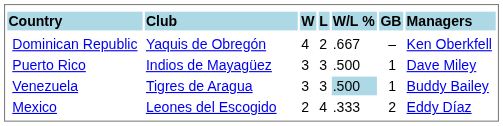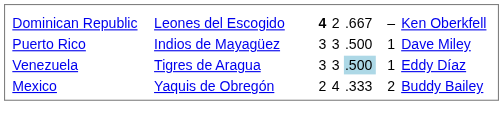- row: (35, 21)
(206, 44) Yaquis de Obregón -> (227, 23) Leones del Escogido
(305, 44) normal -> (323, 23) bold
(448, 86) Buddy Bailey -> (434, 65) Eddy Díaz
(219, 107) Leones del Escogido -> (214, 86) Yaquis de Obregón
(439, 107) Eddy Díaz -> (442, 86) Buddy Bailey
